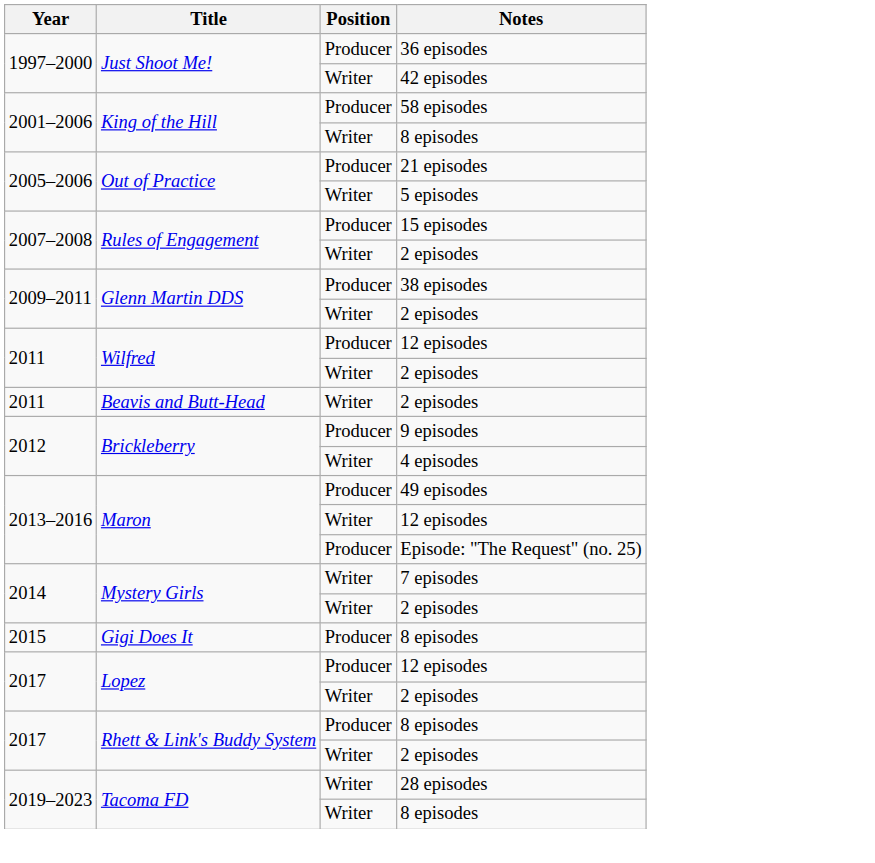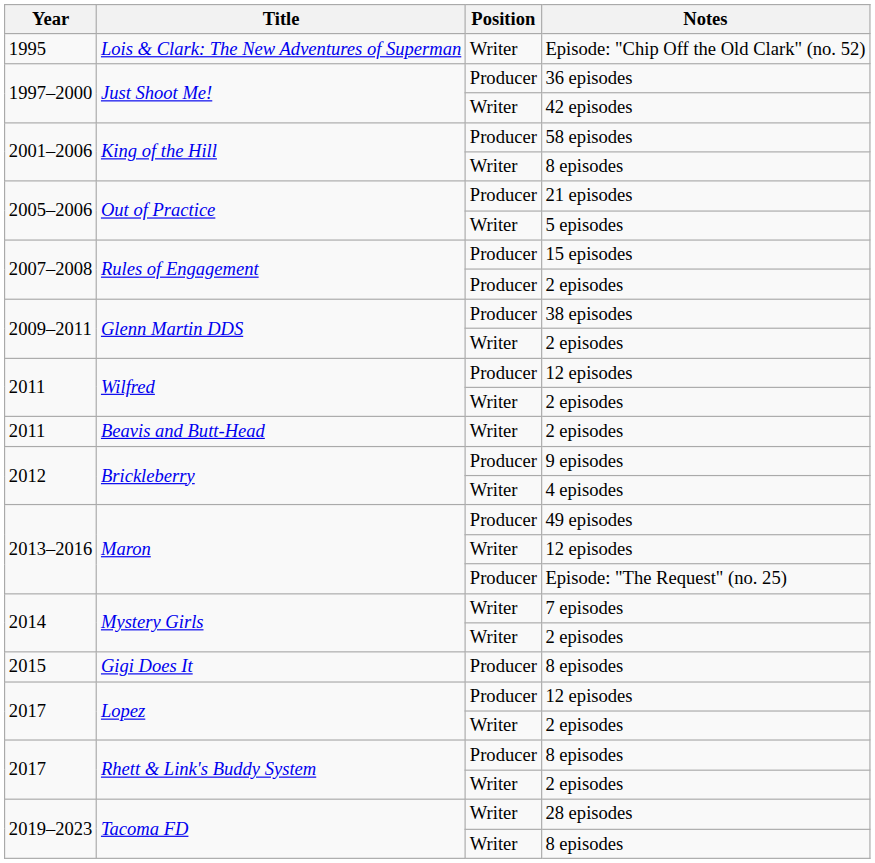+ row: (281, 48)
(349, 254) Writer -> (503, 284) Producer
